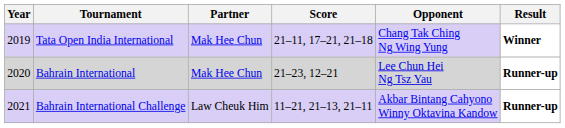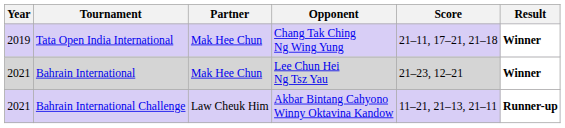columns swapped: (438, 14) <-> (323, 14)
(19, 73) 2020 -> (19, 73) 2021
(530, 73) Runner-up -> (522, 73) Winner
